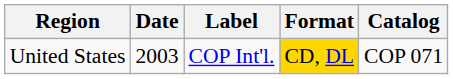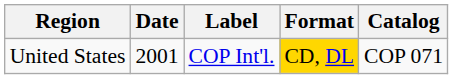(157, 55) 2003 -> (157, 55) 2001
